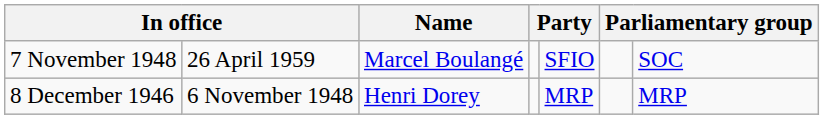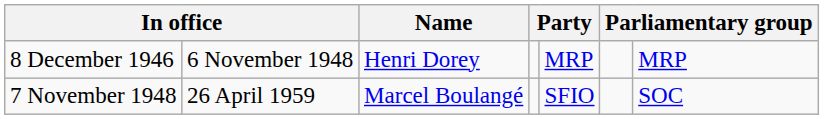rows swapped: (92, 95) <-> (93, 59)
